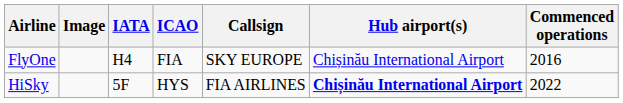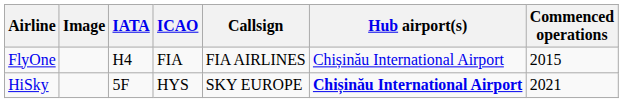(254, 60) SKY EUROPE -> (256, 60) FIA AIRLINES
(546, 60) 2016 -> (546, 60) 2015
(256, 85) FIA AIRLINES -> (254, 85) SKY EUROPE
(546, 85) 2022 -> (546, 85) 2021
